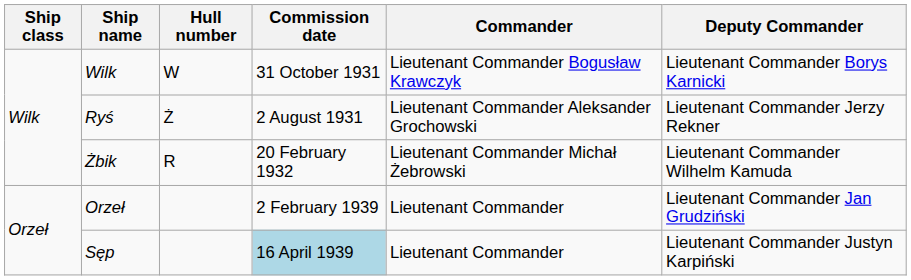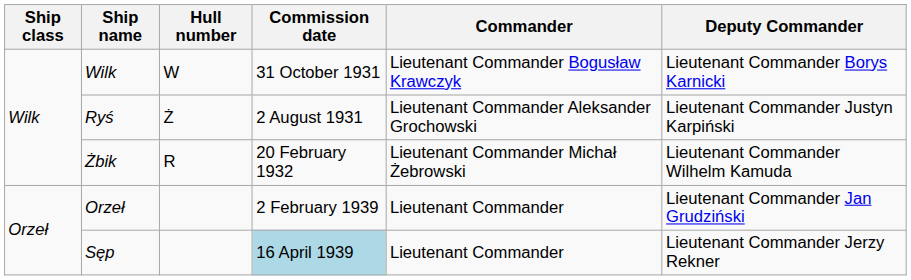(775, 117) Lieutenant Commander Jerzy Rekner -> (779, 117) Lieutenant Commander Justyn Karpiński
(779, 252) Lieutenant Commander Justyn Karpiński -> (775, 252) Lieutenant Commander Jerzy Rekner
